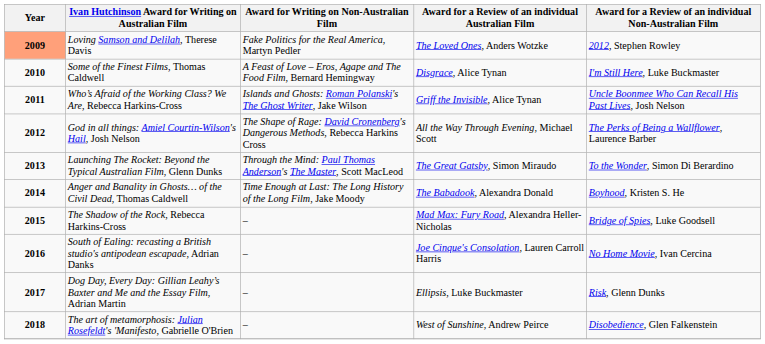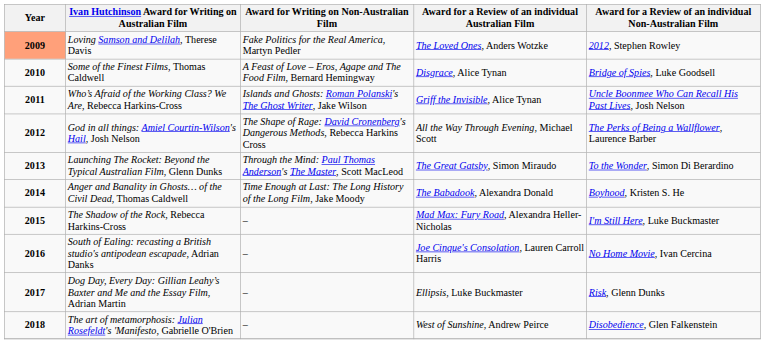(654, 72) I'm Still Here, Luke Buckmaster -> (652, 72) Bridge of Spies, Luke Goodsell
(652, 220) Bridge of Spies, Luke Goodsell -> (654, 220) I'm Still Here, Luke Buckmaster
